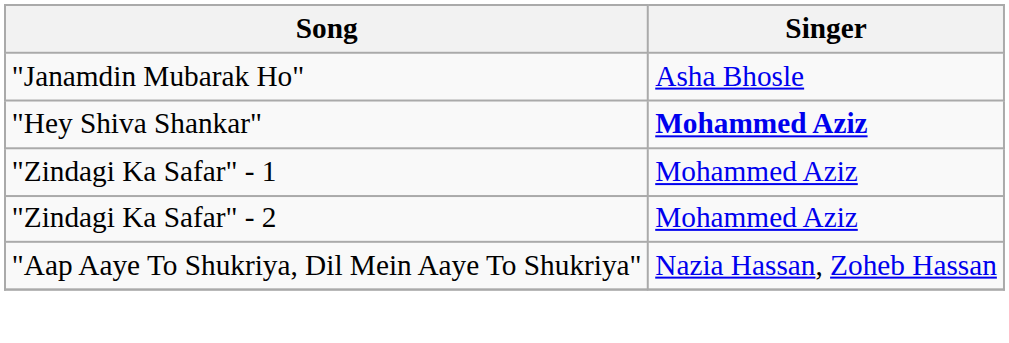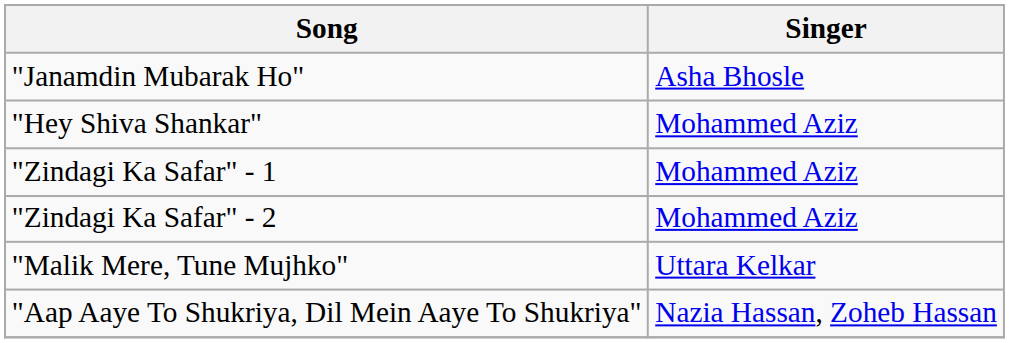(761, 122) bold -> (756, 122) normal
+ row: (180, 265)
